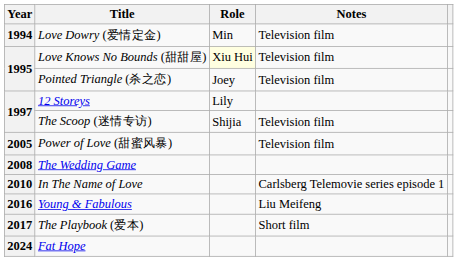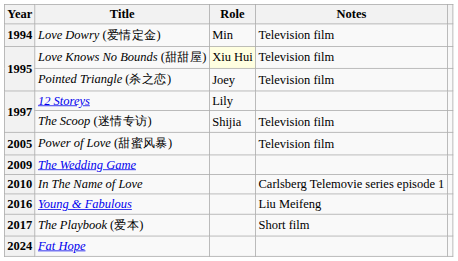(20, 164) 2008 -> (20, 164) 2009
